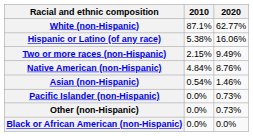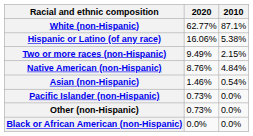columns swapped: (199, 12) <-> (231, 12)
